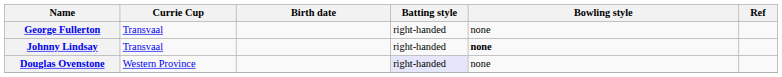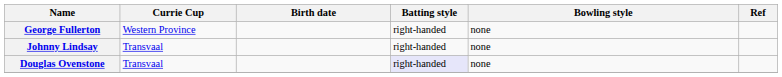(143, 30) Transvaal -> (159, 30) Western Province
(481, 47) bold -> (480, 47) normal
(159, 64) Western Province -> (143, 64) Transvaal
